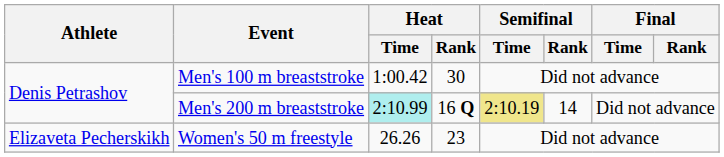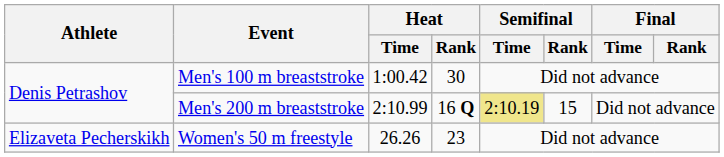(400, 108) paleturquoise background -> (400, 108) no background
(568, 108) 14 -> (568, 108) 15
